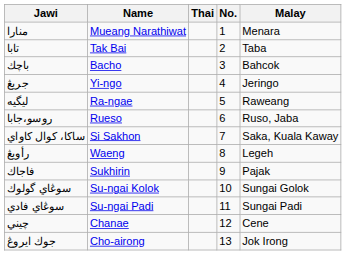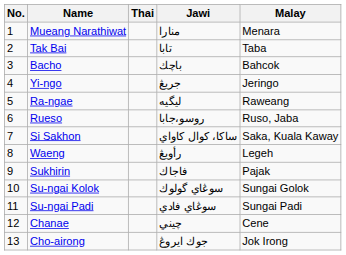columns swapped: (228, 14) <-> (46, 14)
